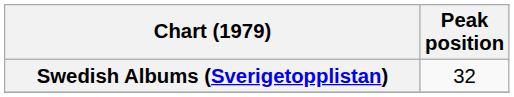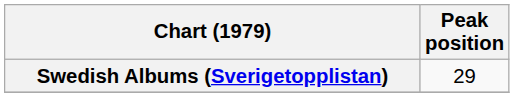(465, 75) 32 -> (465, 75) 29
